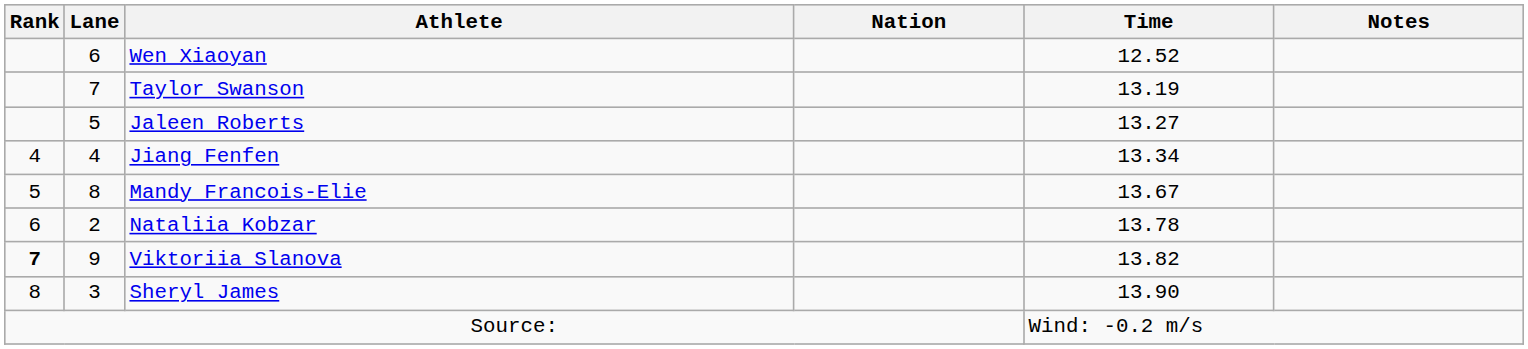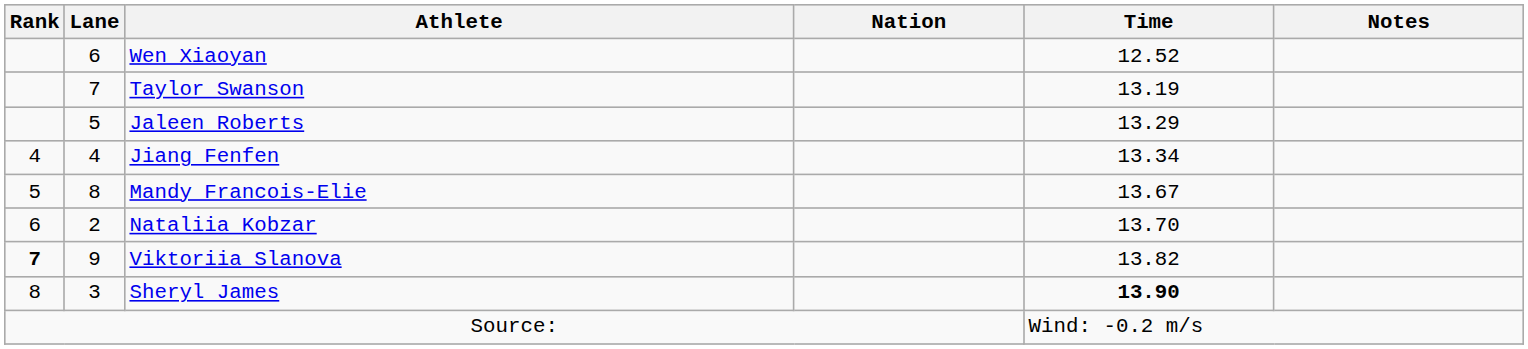(1149, 123) 13.27 -> (1149, 123) 13.29
(1149, 225) 13.78 -> (1149, 225) 13.70
(1149, 293) normal -> (1149, 293) bold
